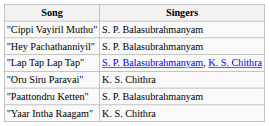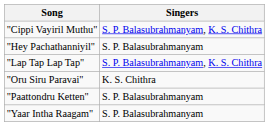(153, 29) S. P. Balasubrahmanyam -> (182, 29) S. P. Balasubrahmanyam, K. S. Chithra
(129, 113) K. S. Chithra -> (153, 113) S. P. Balasubrahmanyam
